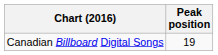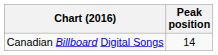(189, 42) 19 -> (189, 42) 14
